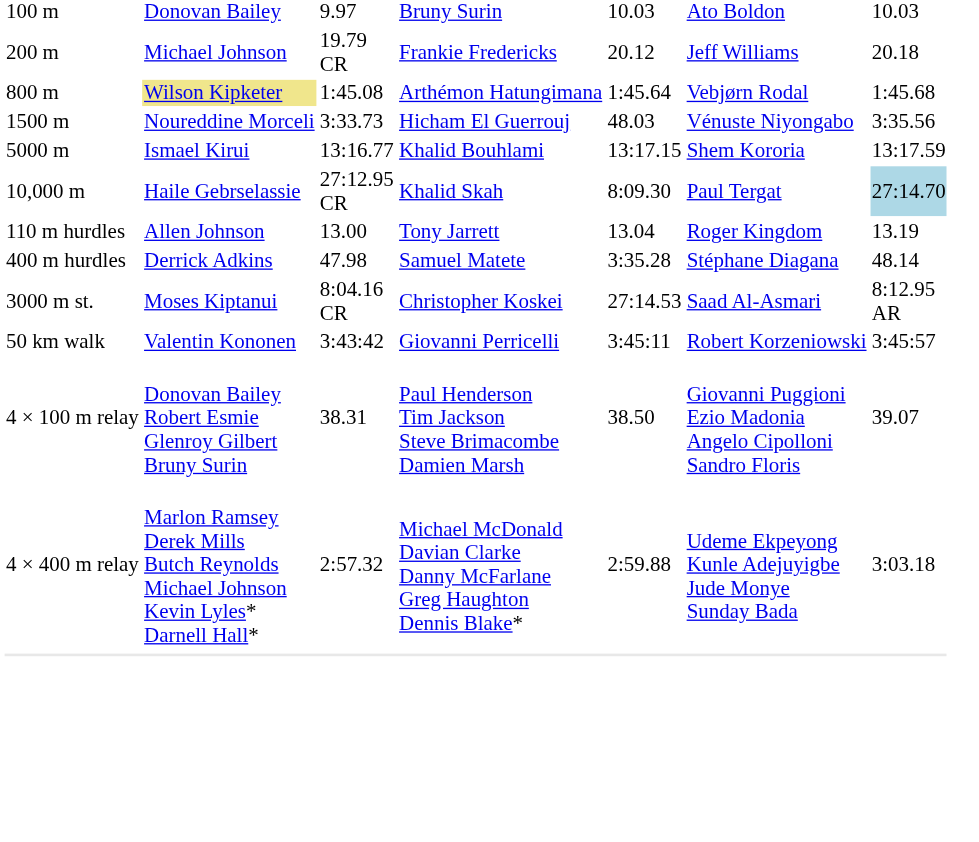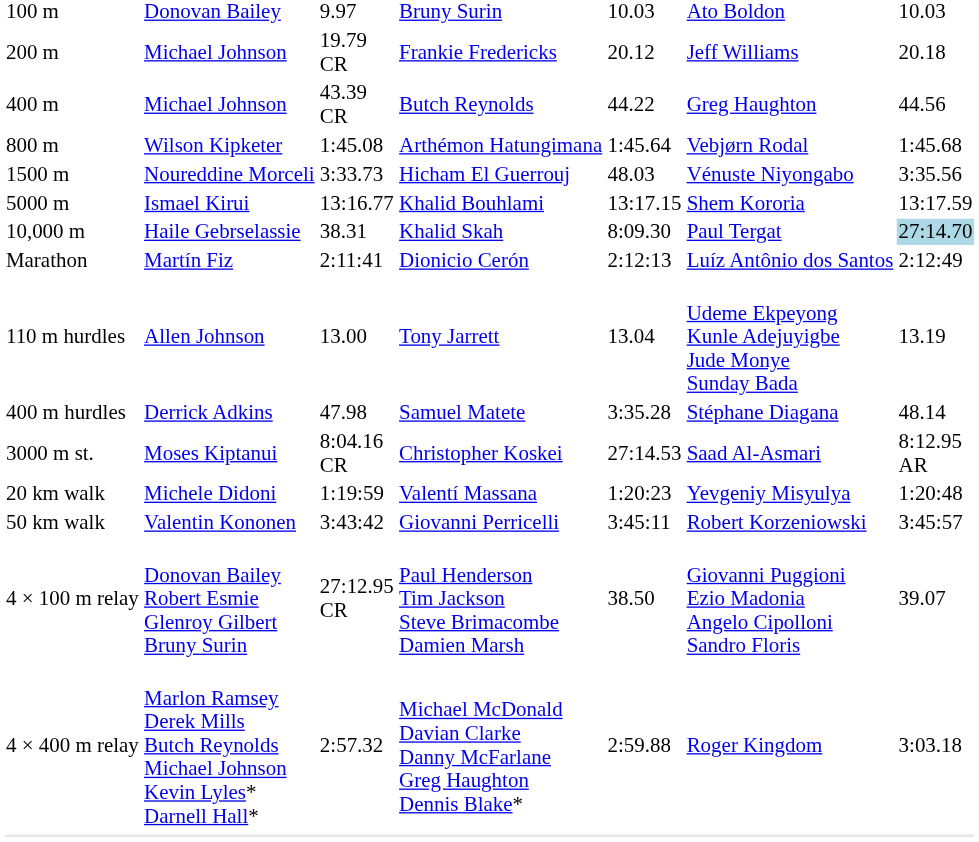+ row: (32, 104)
(213, 92) khaki background -> (213, 145) no background
(357, 191) 27:12.95 CR -> (343, 231) 38.31
+ row: (47, 260)
(754, 231) Roger Kingdom -> (763, 348) Udeme Ekpeyong Kunle Adejuyigbe Jude Monye Sunday Bada
+ row: (55, 493)
(343, 417) 38.31 -> (357, 598) 27:12.95 CR
(763, 576) Udeme Ekpeyong Kunle Adejuyigbe Jude Monye Sunday Bada -> (754, 745) Roger Kingdom
